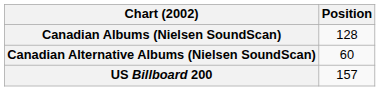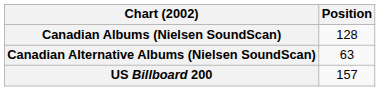(347, 55) 60 -> (347, 55) 63
